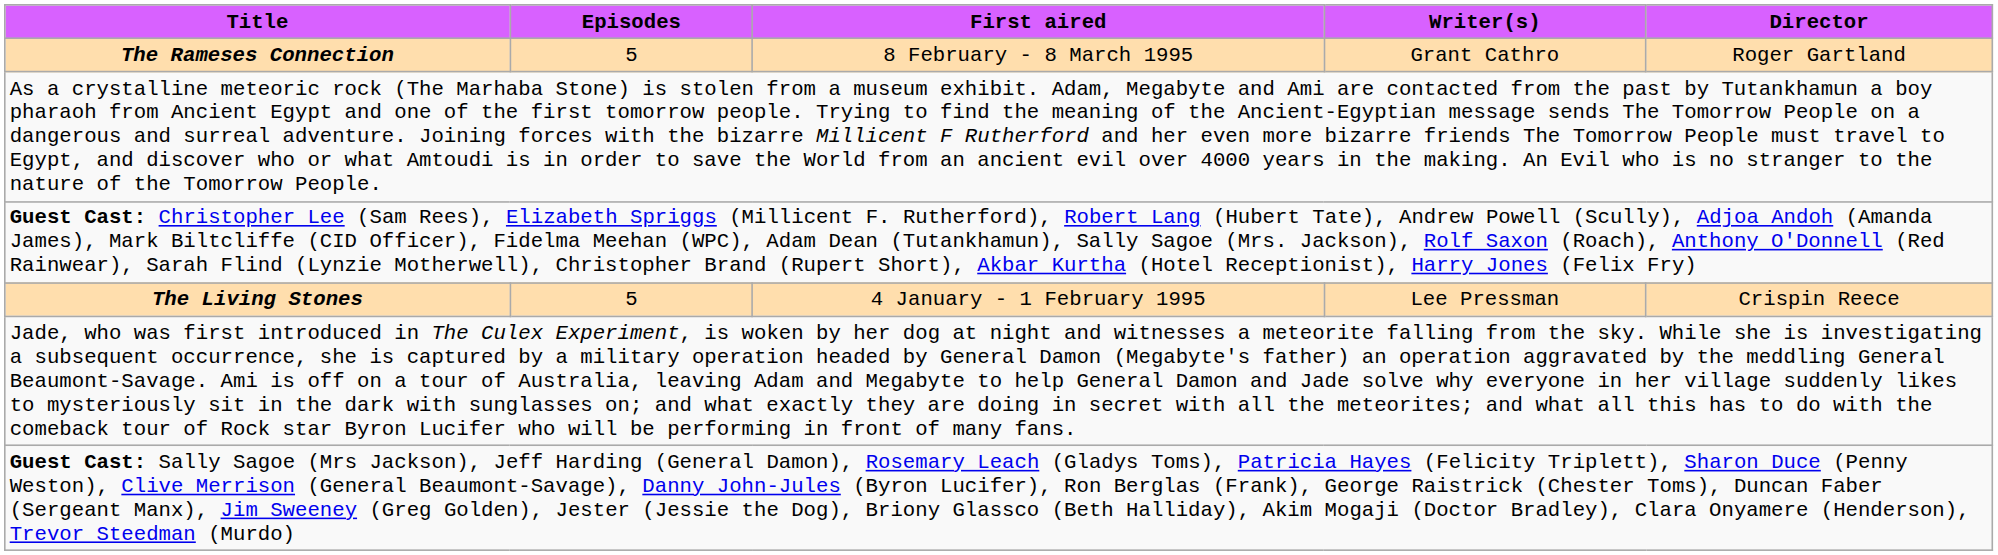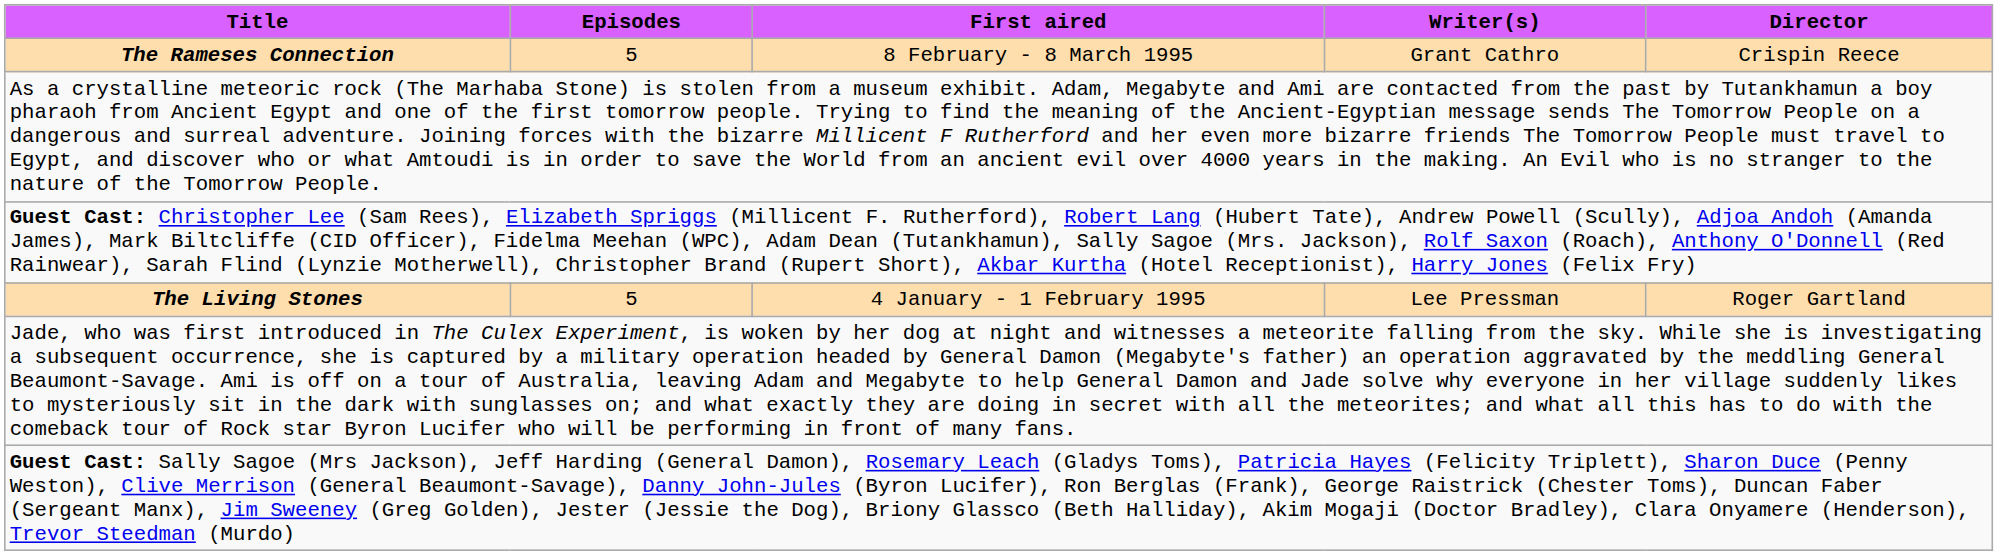(1819, 55) Roger Gartland -> (1819, 55) Crispin Reece
(1819, 299) Crispin Reece -> (1819, 299) Roger Gartland
